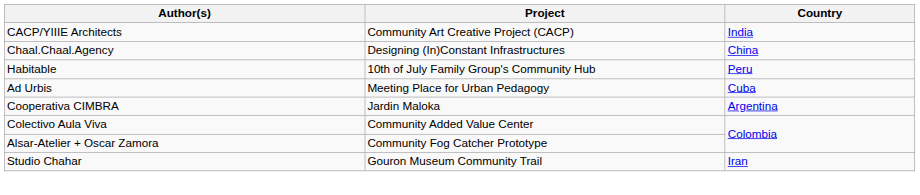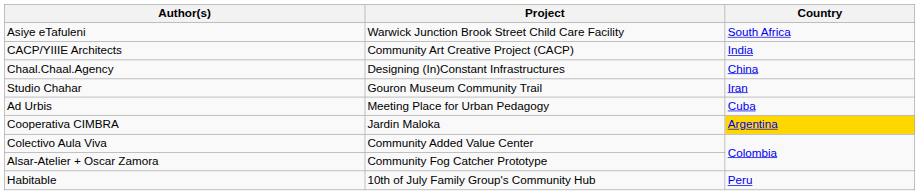+ row: (46, 32)
rows swapped: (44, 161) <-> (32, 69)
(753, 106) no background -> (753, 124) gold background
